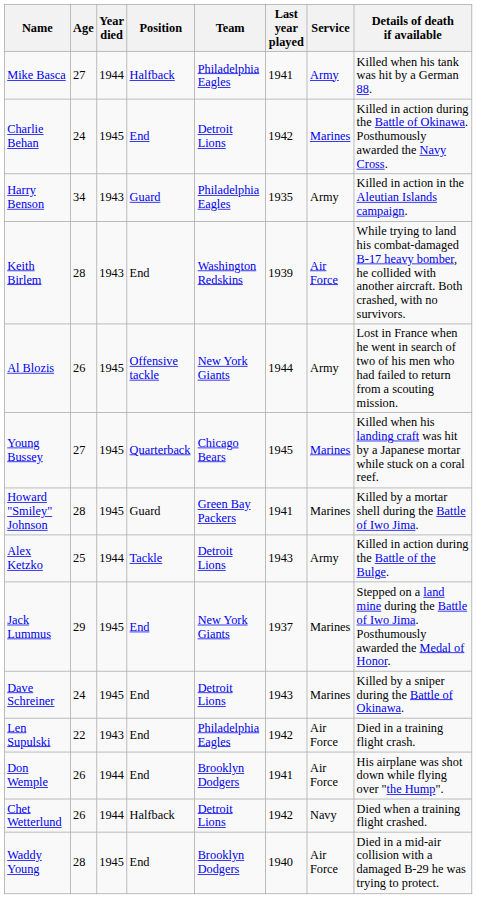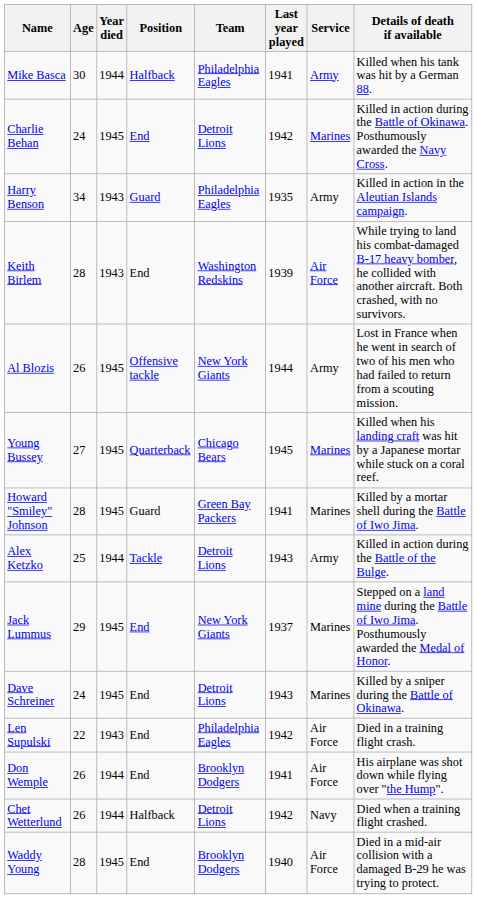(79, 75) 27 -> (79, 75) 30
